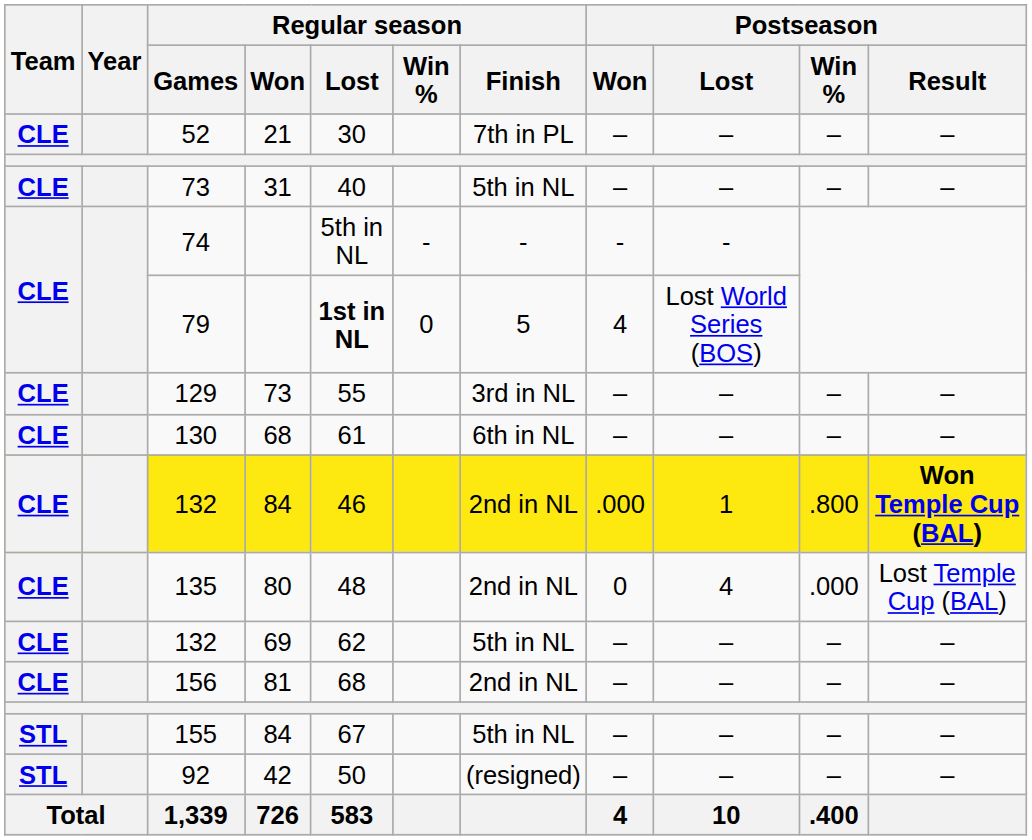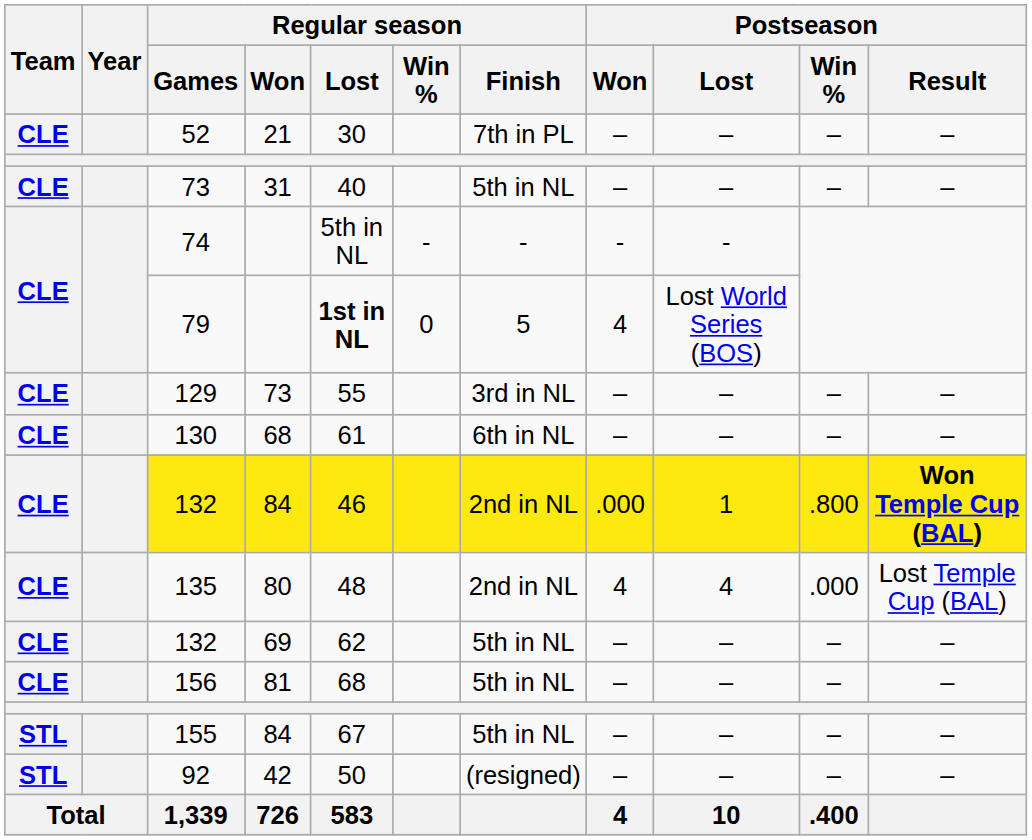(620, 587) 0 -> (620, 587) 4
(523, 682) 2nd in NL -> (523, 682) 5th in NL
